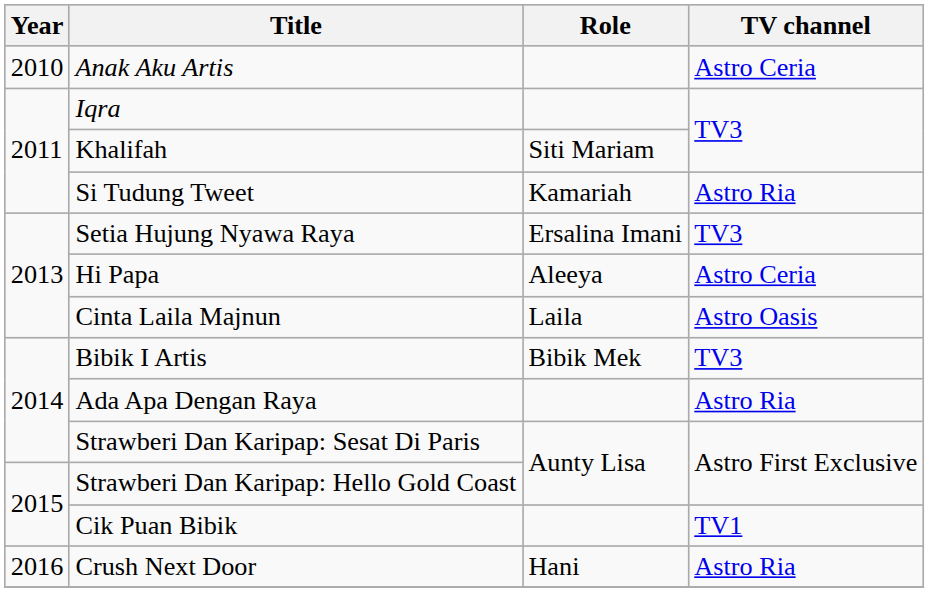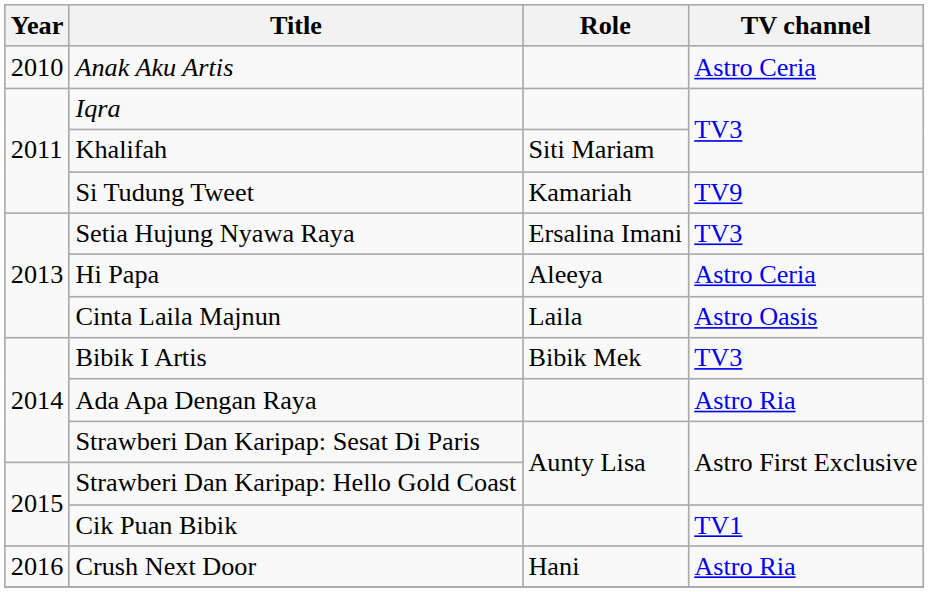(745, 191) Astro Ria -> (718, 191) TV9
